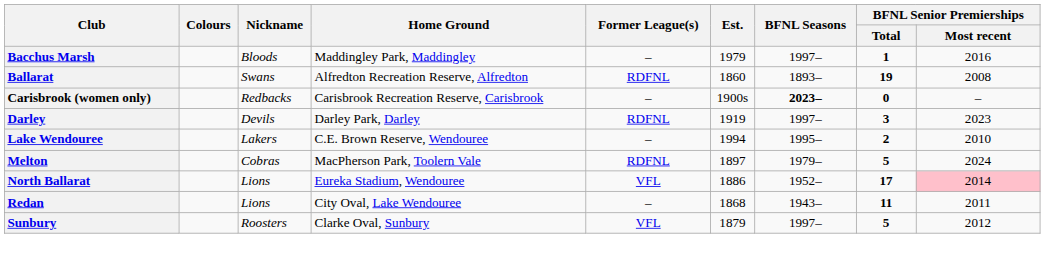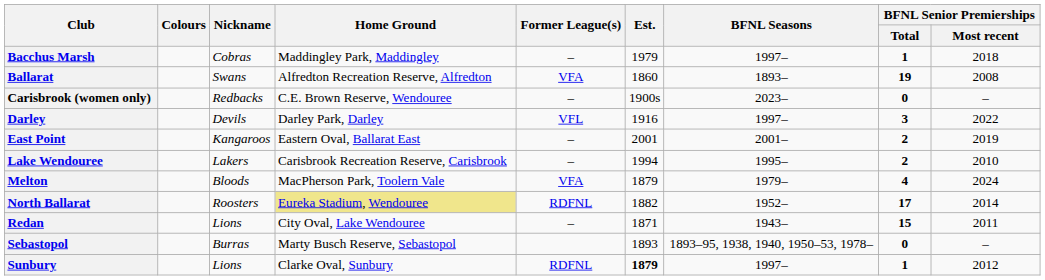(259, 56) Bloods -> (232, 56) Cobras
(978, 56) 2016 -> (986, 56) 2018
(648, 77) RDFNL -> (571, 77) VFA
(429, 98) Carisbrook Recreation Reserve, Carisbrook -> (365, 98) C.E. Brown Reserve, Wendouree
(805, 98) bold -> (771, 98) normal
(648, 118) RDFNL -> (571, 118) VFL
(732, 118) 1919 -> (645, 118) 1916
(978, 118) 2023 -> (986, 118) 2022
+ row: (36, 139)
(401, 139) C.E. Brown Reserve, Wendouree -> (392, 160) Carisbrook Recreation Reserve, Carisbrook
(260, 160) Cobras -> (231, 181) Bloods
(648, 160) RDFNL -> (571, 181) VFA
(732, 160) 1897 -> (645, 181) 1879
(886, 160) 5 -> (905, 181) 4
(256, 181) Lions -> (236, 202) Roosters
(389, 181) no background -> (353, 202) khaki background
(648, 181) VFL -> (571, 202) RDFNL
(732, 181) 1886 -> (645, 202) 1882
(978, 181) pink background -> (986, 202) no background
(732, 202) 1868 -> (645, 222) 1871
(886, 202) 11 -> (905, 222) 15
+ row: (38, 243)
(264, 222) Roosters -> (227, 264) Lions
(648, 222) VFL -> (571, 264) RDFNL
(732, 222) normal -> (645, 264) bold
(886, 222) 5 -> (905, 264) 1
